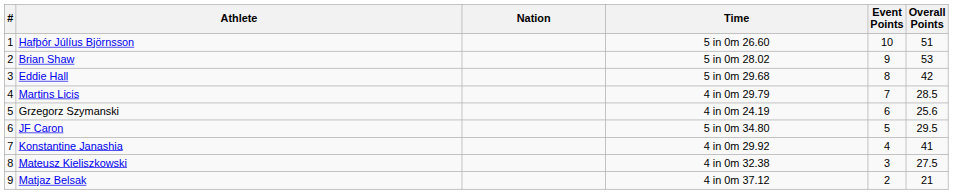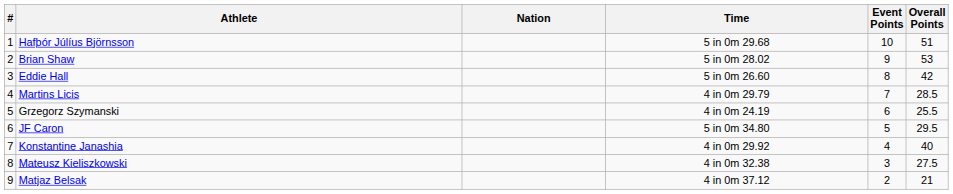(737, 42) 5 in 0m 26.60 -> (737, 42) 5 in 0m 29.68
(737, 77) 5 in 0m 29.68 -> (737, 77) 5 in 0m 26.60
(927, 111) 25.6 -> (927, 111) 25.5
(927, 146) 41 -> (927, 146) 40
